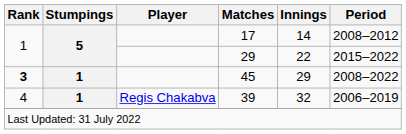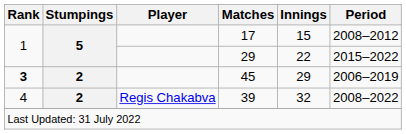(304, 35) 14 -> (304, 35) 15
(79, 77) 1 -> (79, 77) 2
(366, 77) 2008–2022 -> (366, 77) 2006–2019
(79, 98) 1 -> (79, 98) 2
(366, 98) 2006–2019 -> (366, 98) 2008–2022
